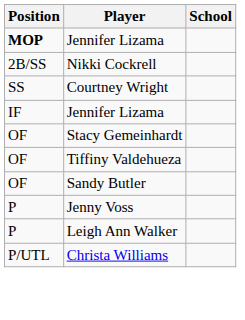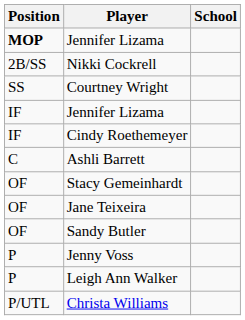+ row: (15, 135)
+ row: (13, 159)
+ row: (18, 207)
- row: (18, 159)
